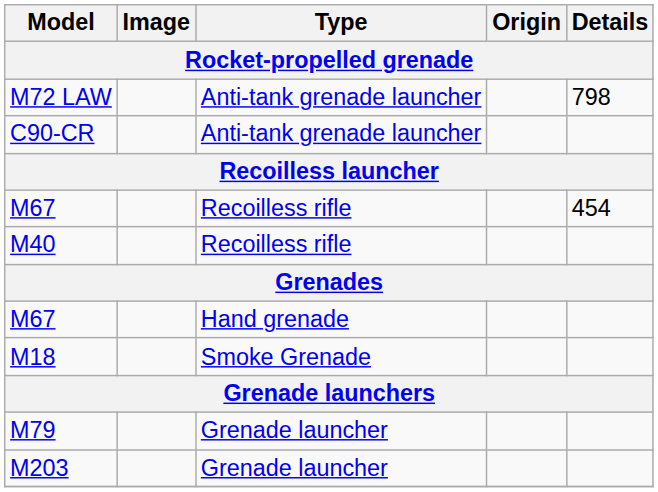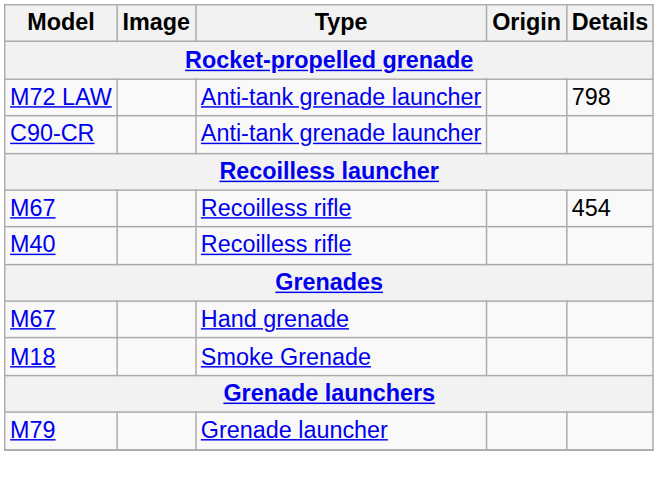- row: (39, 467)
